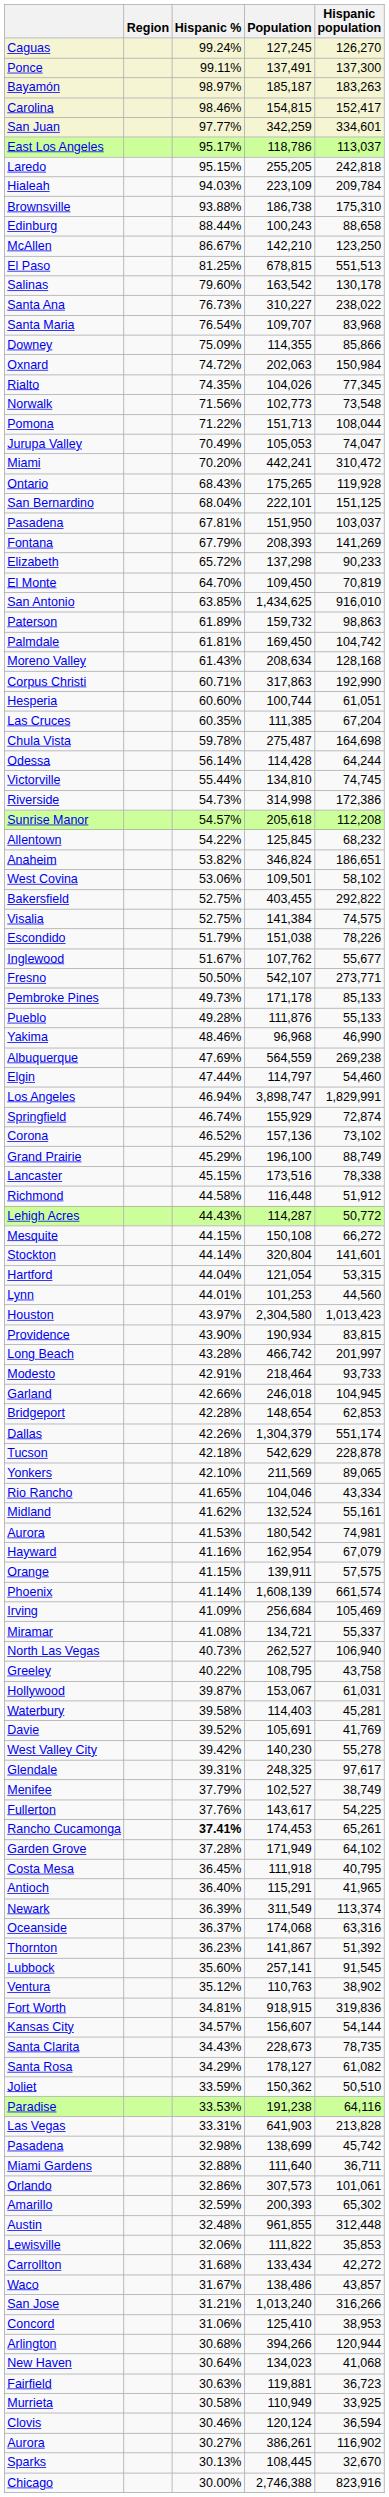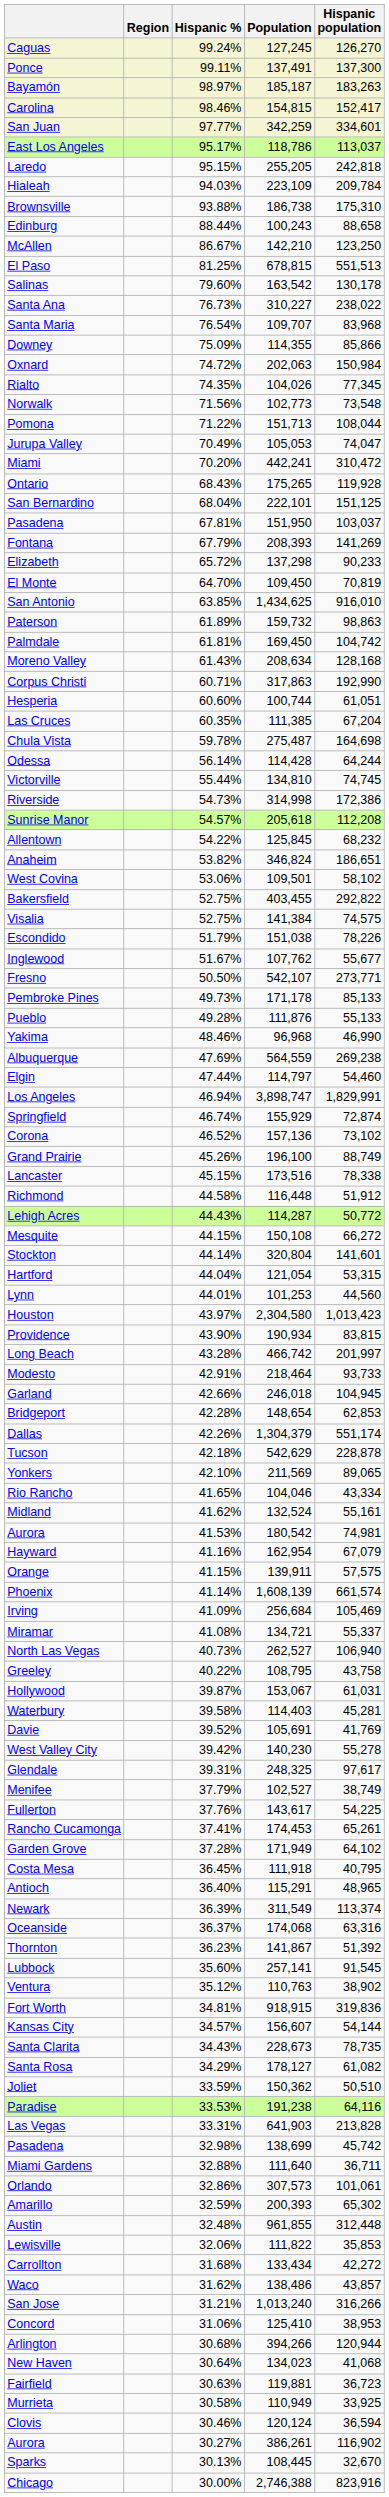(220, 1156) 45.29% -> (220, 1156) 45.26%
(220, 1829) bold -> (220, 1829) normal
(362, 1888) 41,965 -> (362, 1888) 48,965
(220, 2284) 31.67% -> (220, 2284) 31.62%
